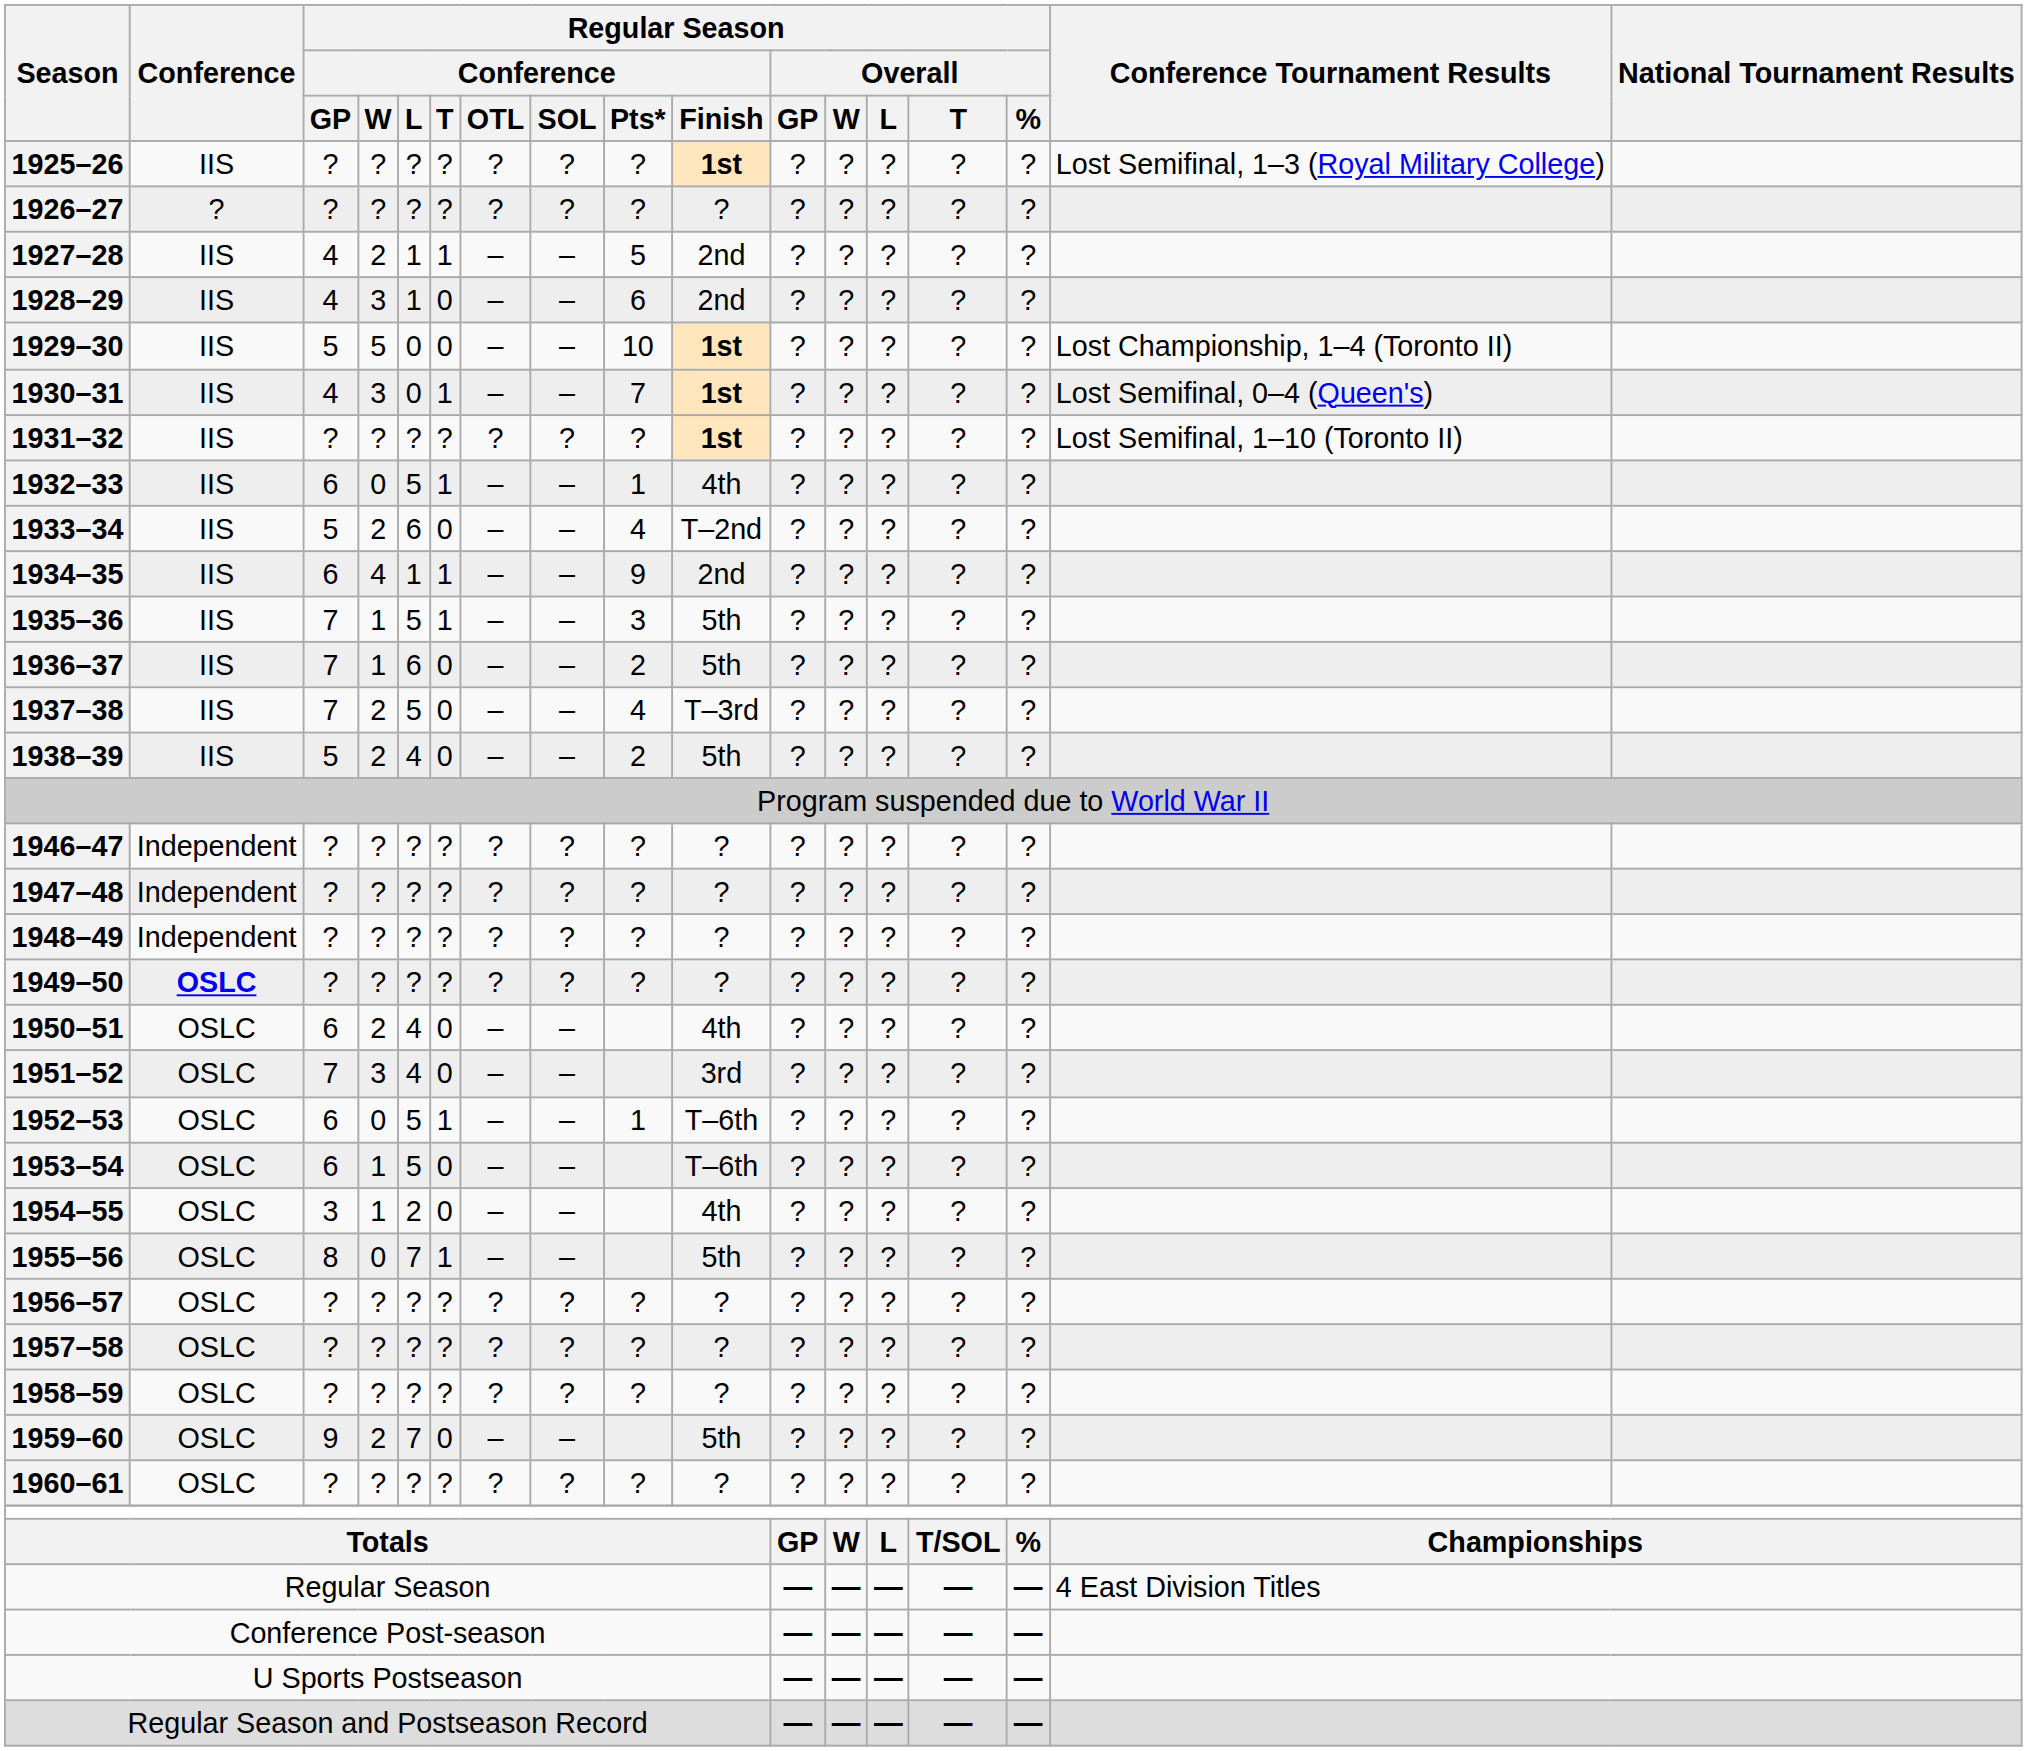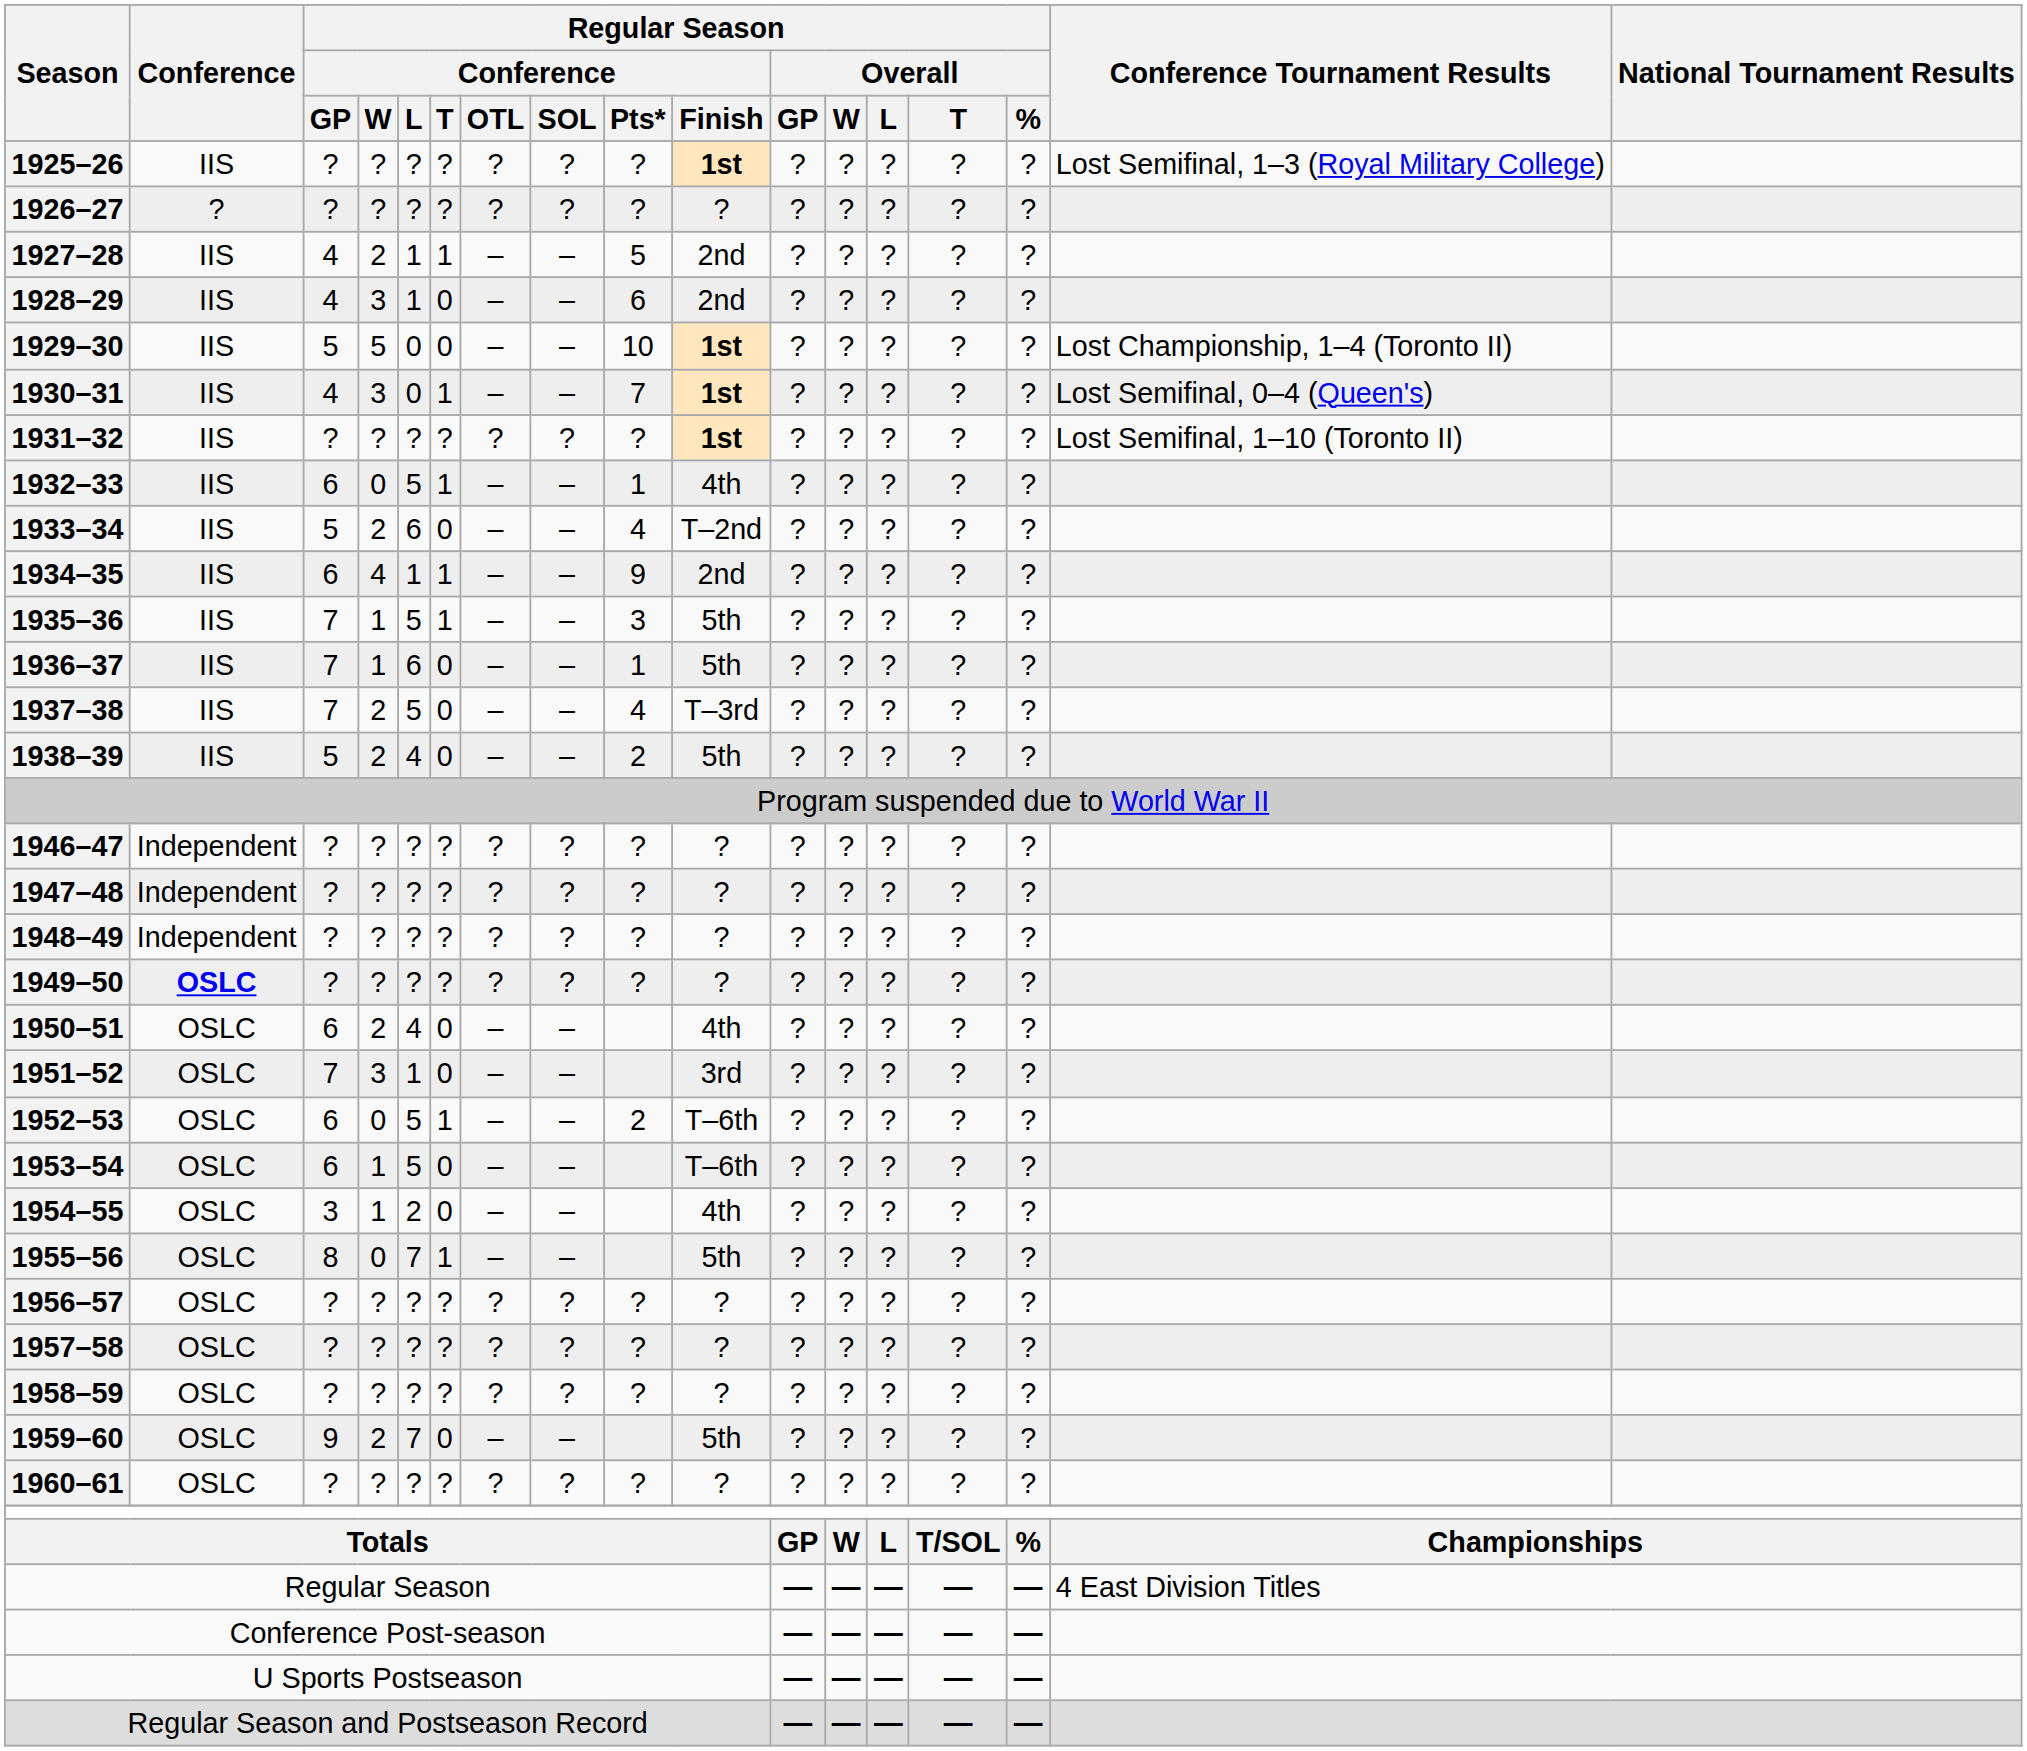(638, 665) 2 -> (638, 665) 1
(414, 1074) 4 -> (414, 1074) 1
(638, 1119) 1 -> (638, 1119) 2
